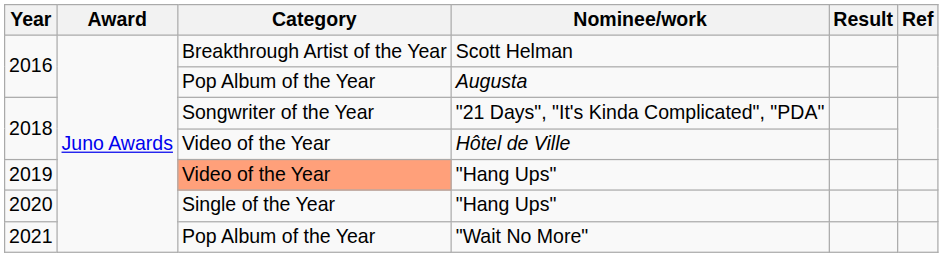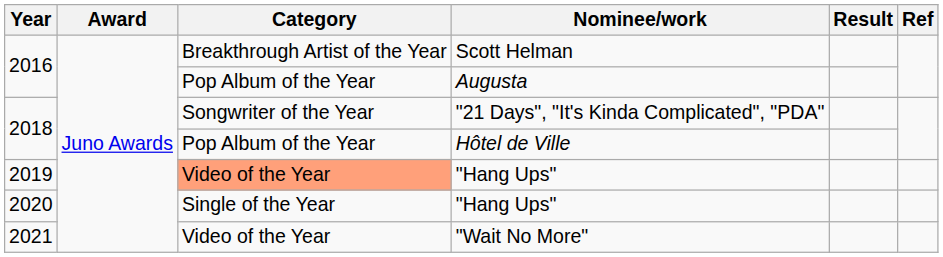(256, 143) Video of the Year -> (279, 143) Pop Album of the Year
(279, 236) Pop Album of the Year -> (256, 236) Video of the Year
